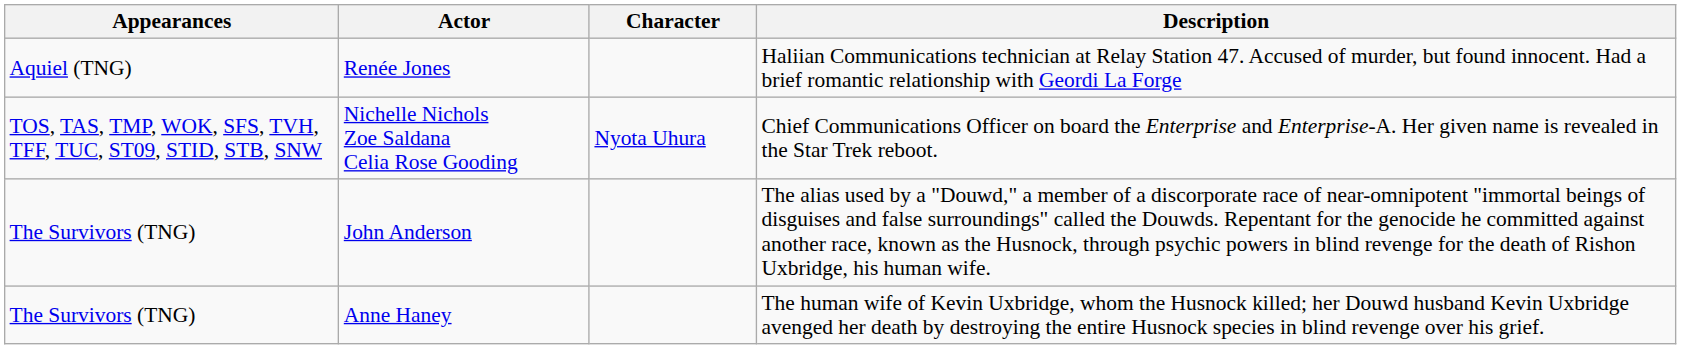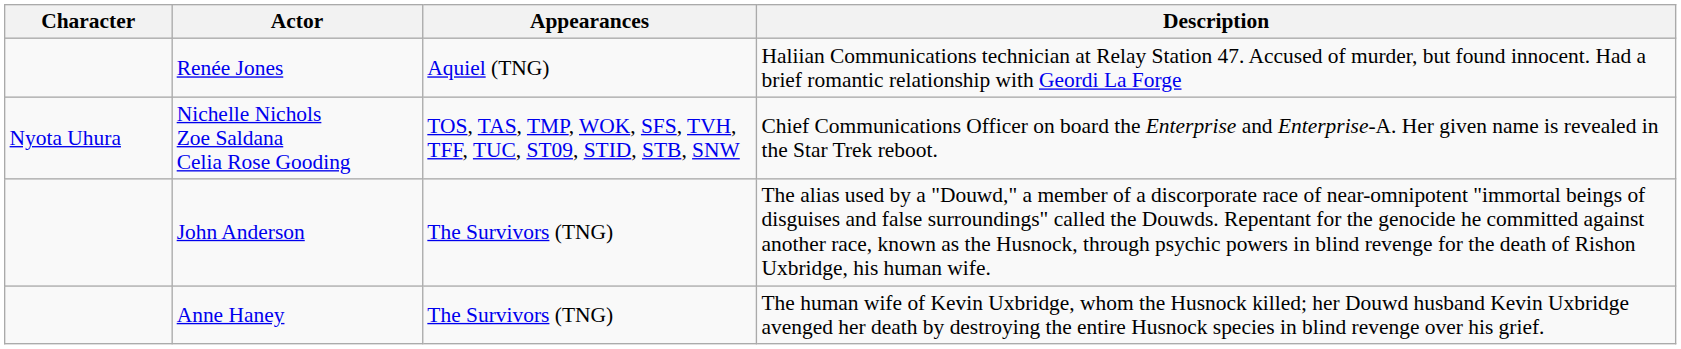columns swapped: (673, 21) <-> (172, 21)
